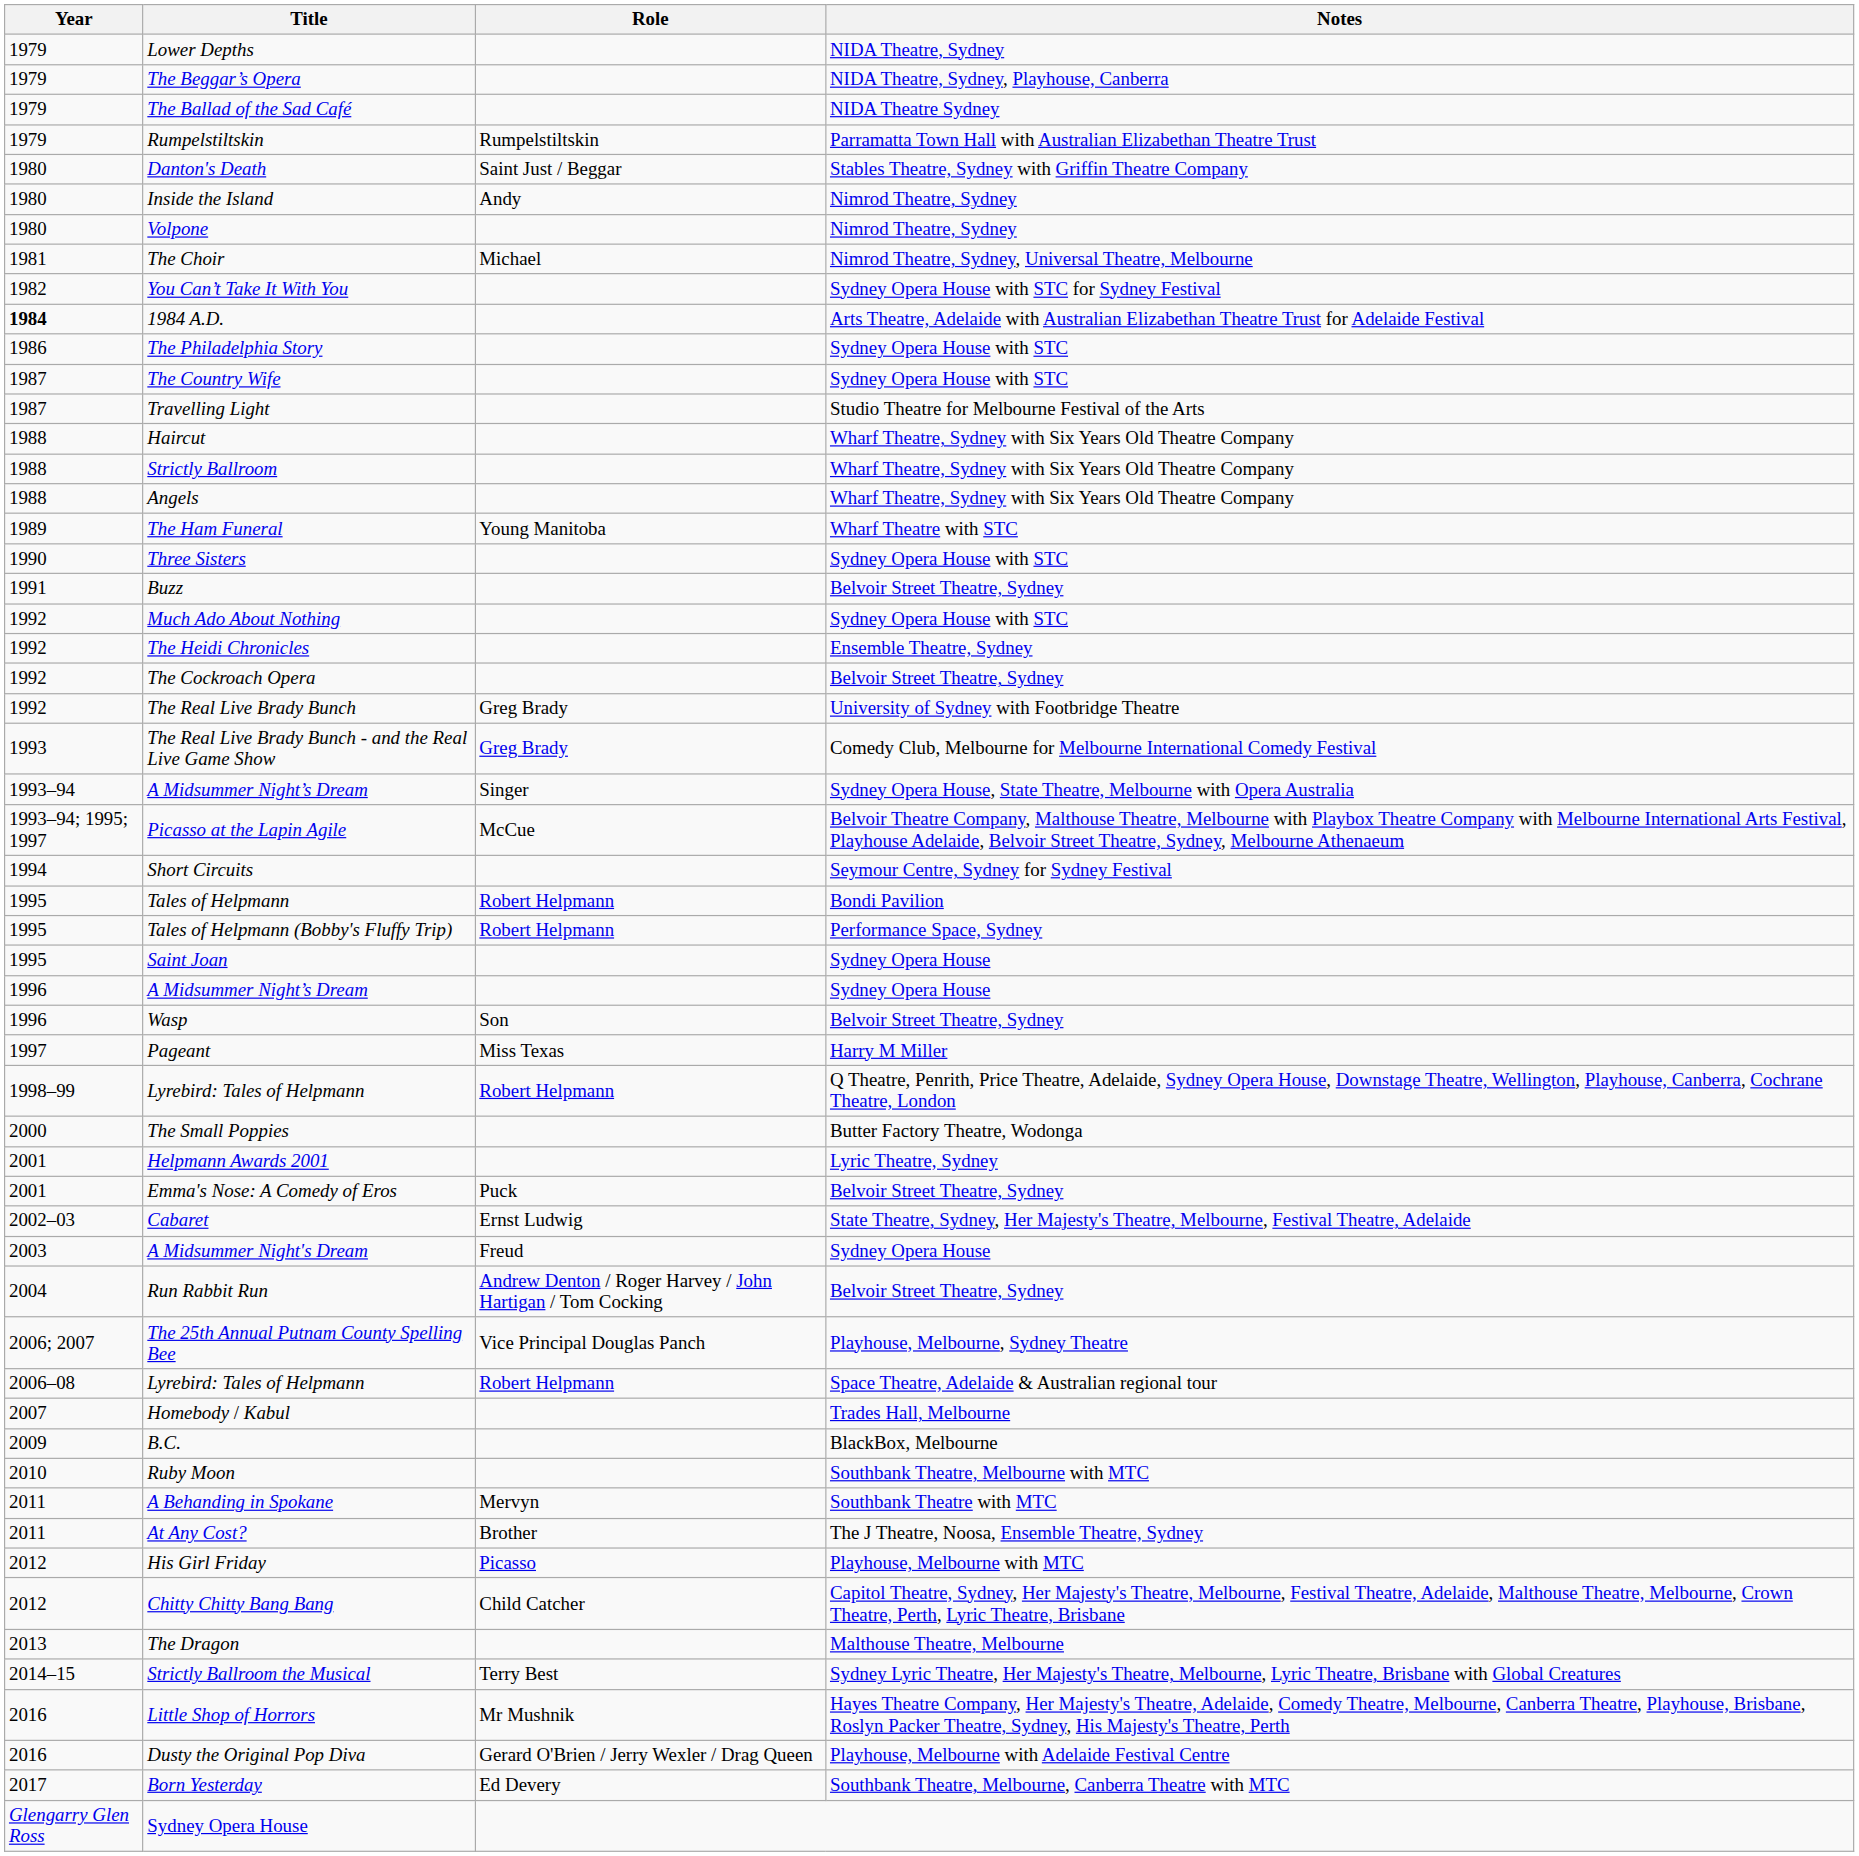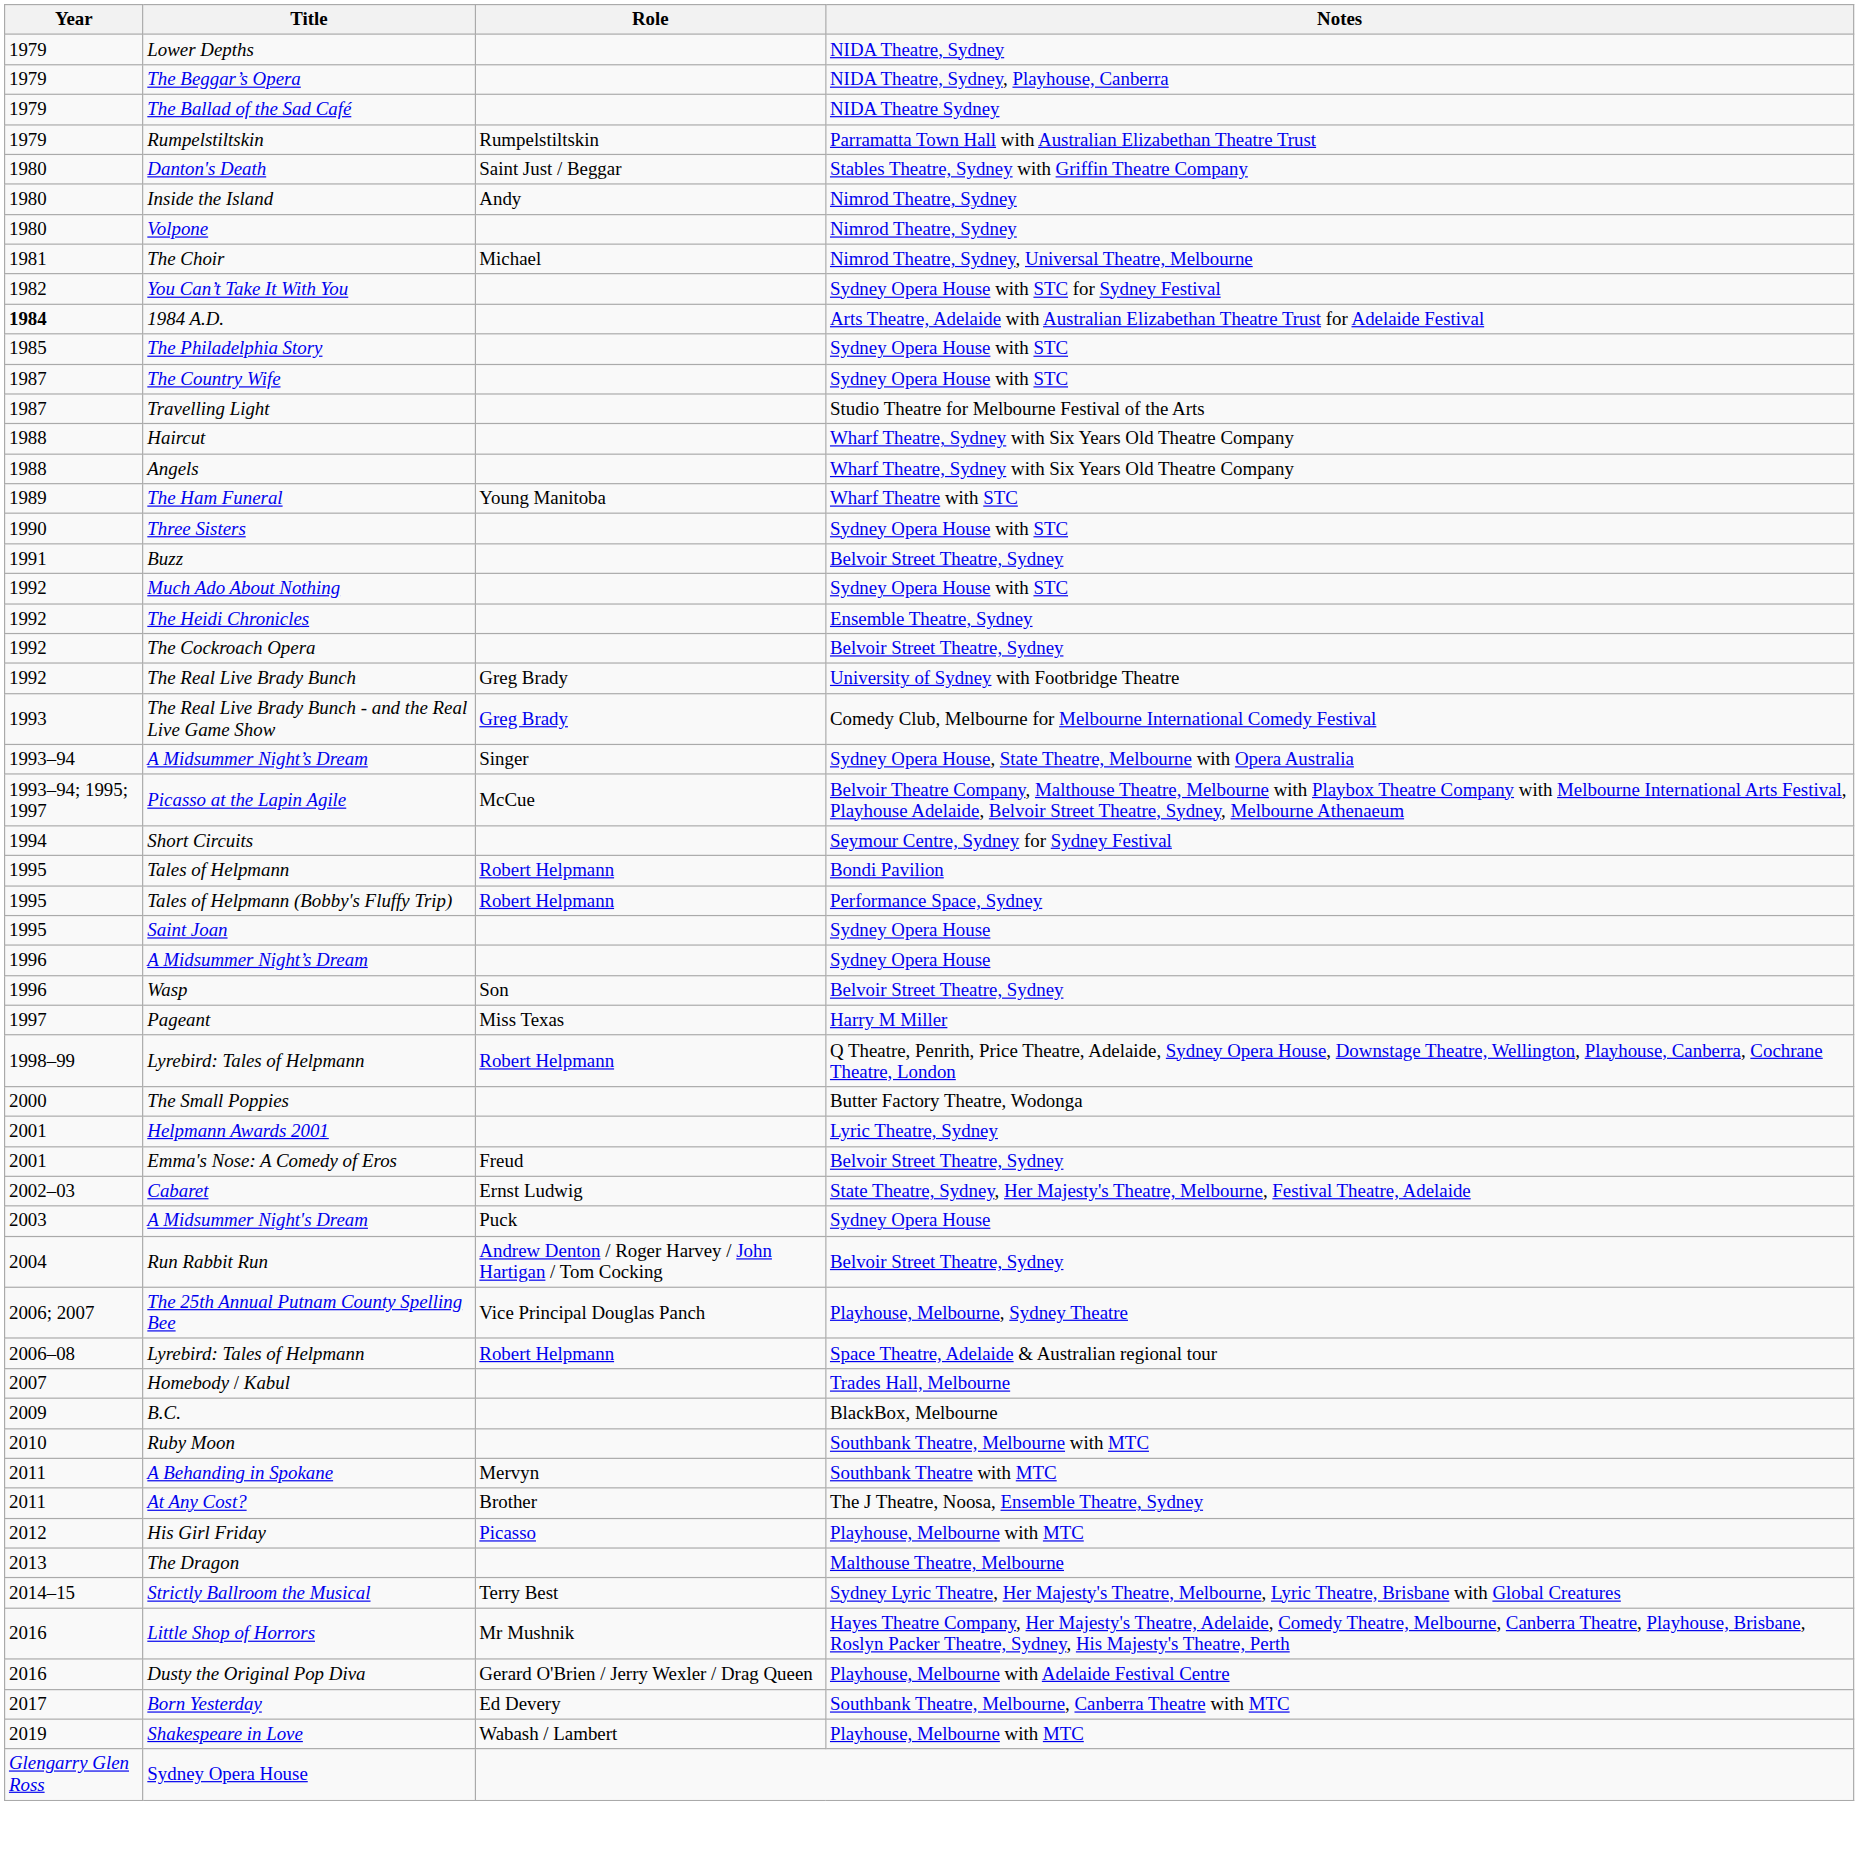(28, 348) 1986 -> (28, 348) 1985
- row: (212, 468)
(498, 1191) Puck -> (501, 1161) Freud
(501, 1250) Freud -> (498, 1221) Puck
- row: (240, 1603)
+ row: (225, 1733)
